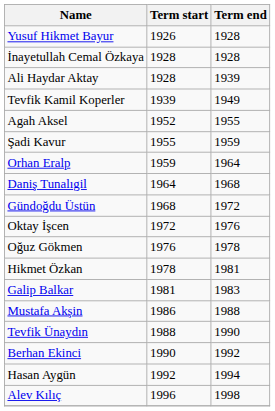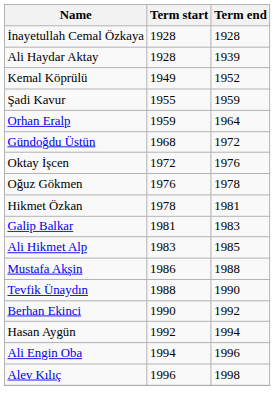- row: (60, 36)
- row: (66, 100)
+ row: (47, 78)
- row: (38, 121)
- row: (47, 184)
+ row: (47, 247)
+ row: (45, 353)
